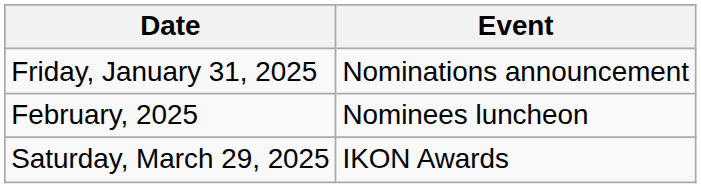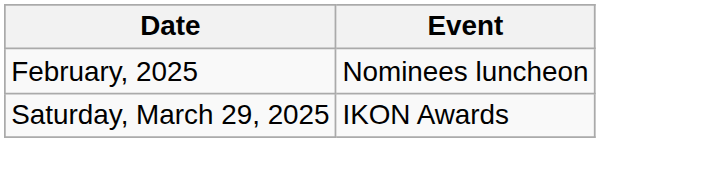- row: (164, 70)
